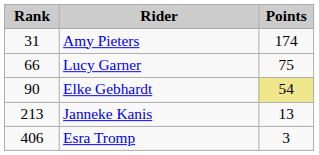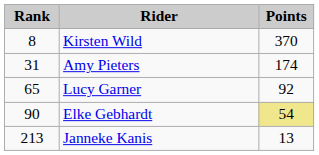+ row: (103, 41)
(32, 65) 66 -> (32, 89) 65
(286, 65) 75 -> (286, 89) 92
- row: (99, 138)
